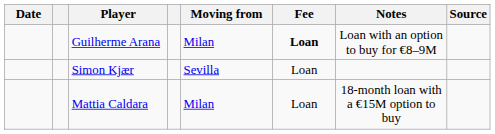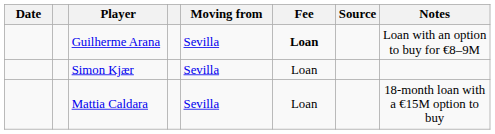columns swapped: (391, 14) <-> (468, 14)
(199, 42) Milan -> (201, 42) Sevilla
(199, 104) Milan -> (201, 104) Sevilla
